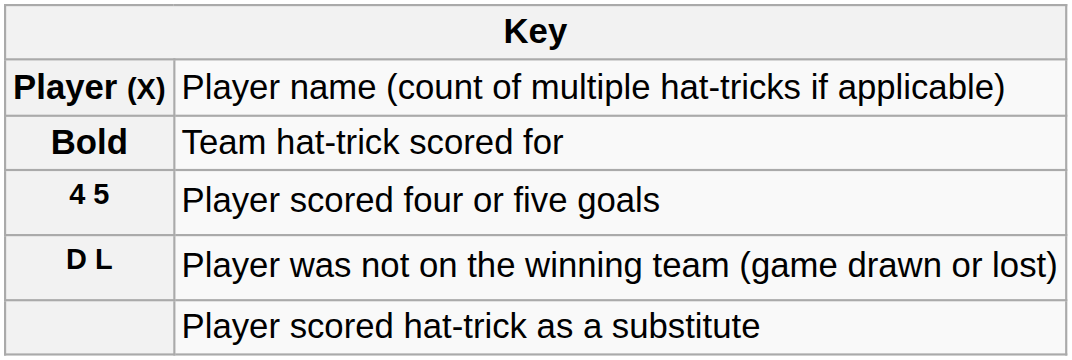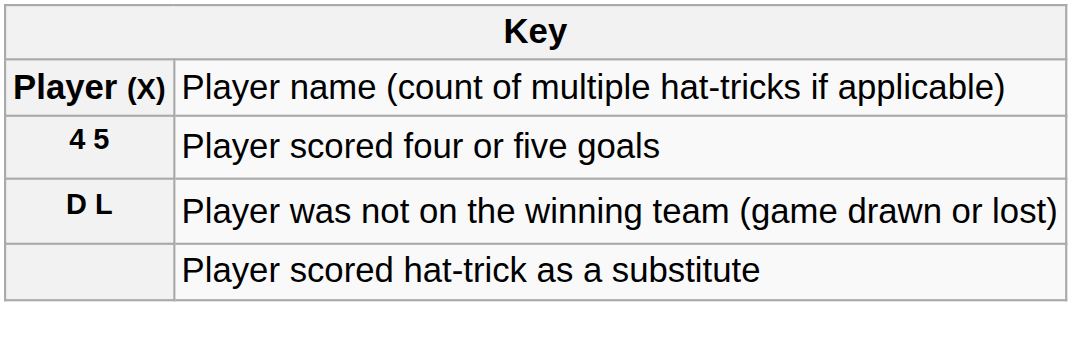- row: (89, 142)
